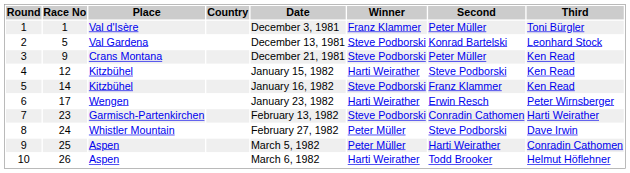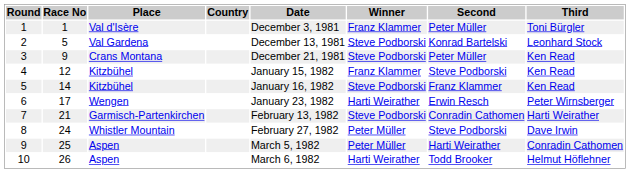(384, 71) Harti Weirather -> (384, 71) Franz Klammer
(65, 116) 23 -> (65, 116) 21
